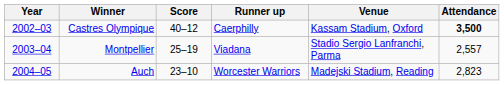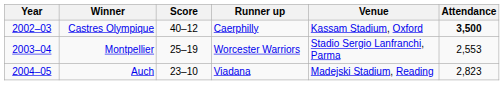(232, 50) Viadana -> (257, 50) Worcester Warriors
(469, 50) 2,557 -> (469, 50) 2,553
(257, 71) Worcester Warriors -> (232, 71) Viadana
